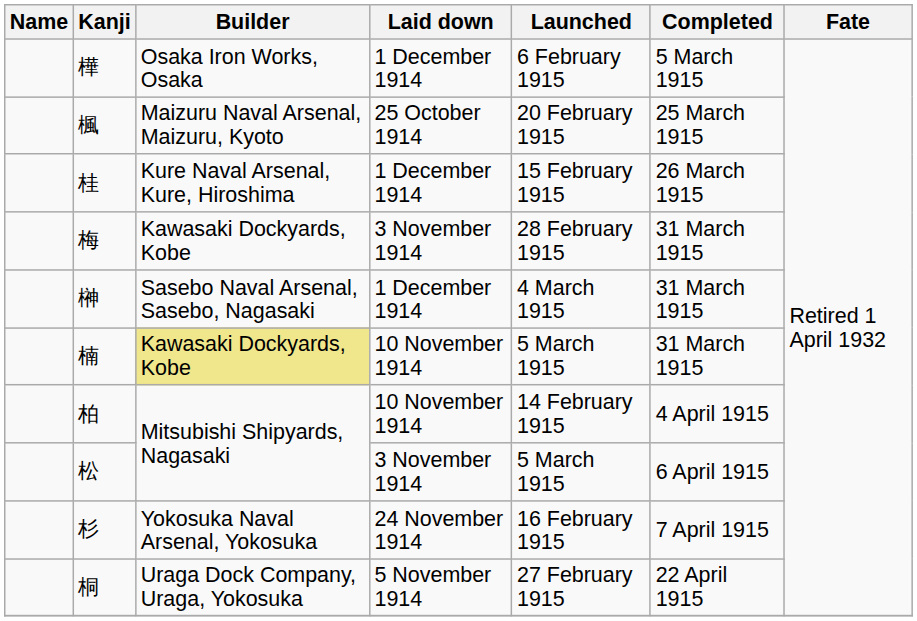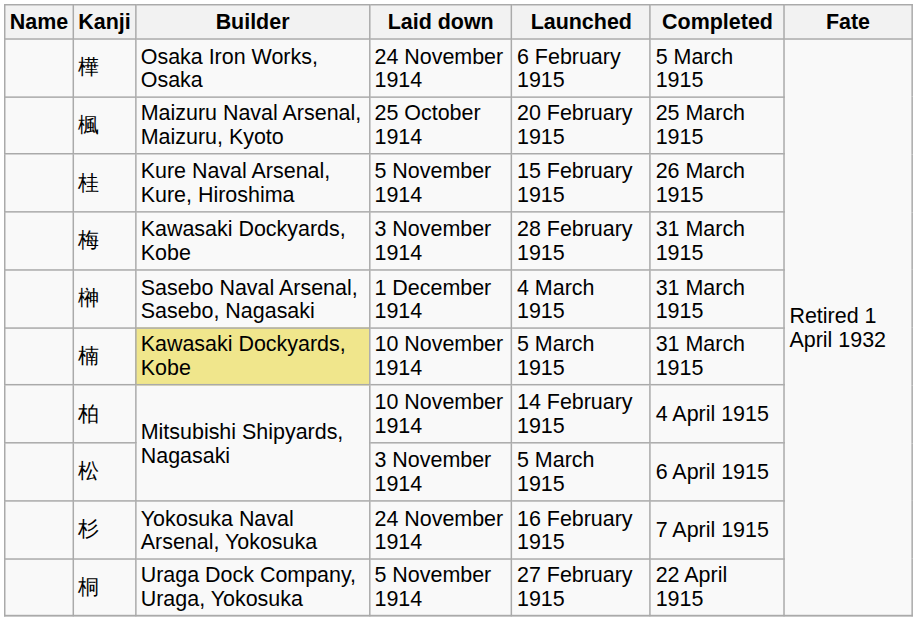(433, 68) 1 December 1914 -> (439, 68) 24 November 1914
(433, 183) 1 December 1914 -> (433, 183) 5 November 1914
